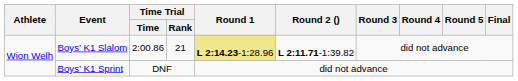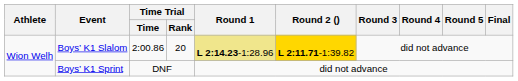(180, 48) 21 -> (180, 48) 20
(316, 54) no background -> (316, 54) gold background
